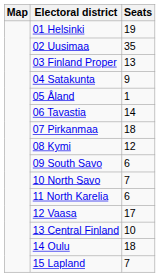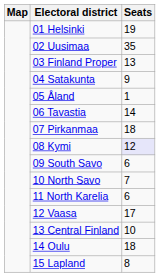(130, 146) no background -> (130, 146) lavender background
(127, 264) 7 -> (127, 264) 8
